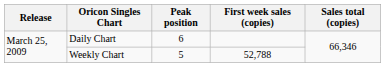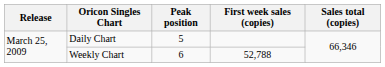(181, 39) 6 -> (181, 39) 5
(181, 54) 5 -> (181, 54) 6
